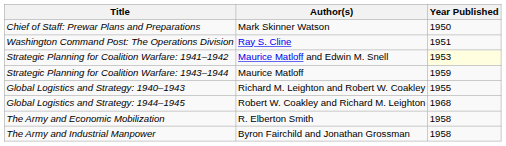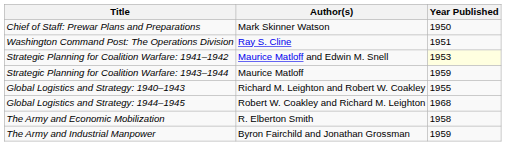(440, 133) 1958 -> (440, 133) 1959
